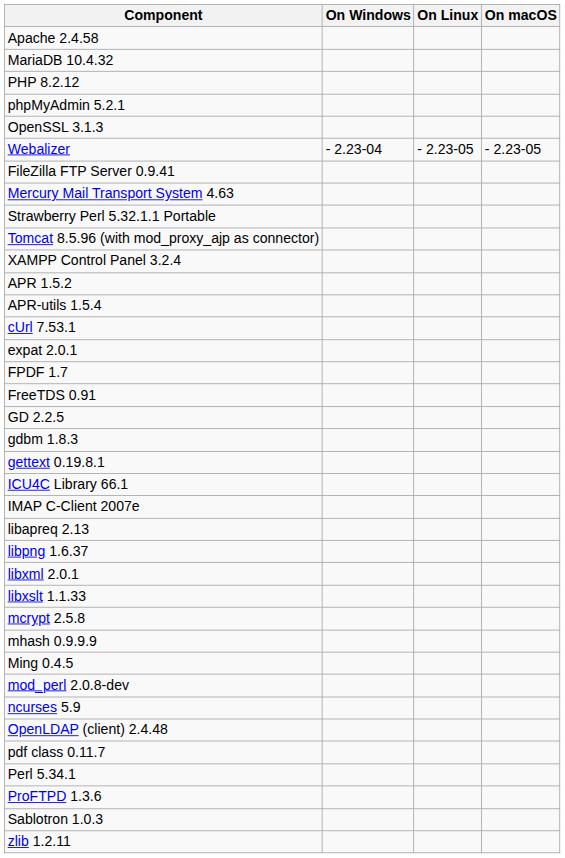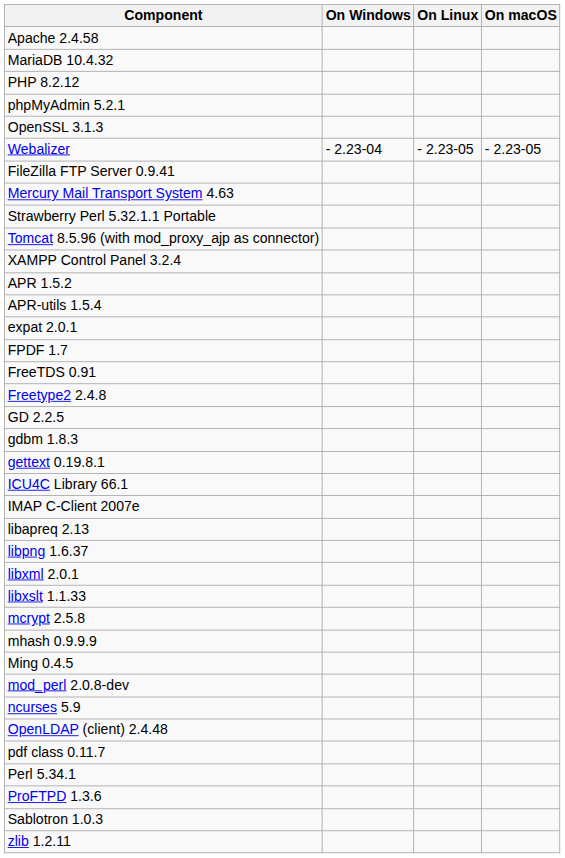- row: (42, 328)
+ row: (57, 395)
